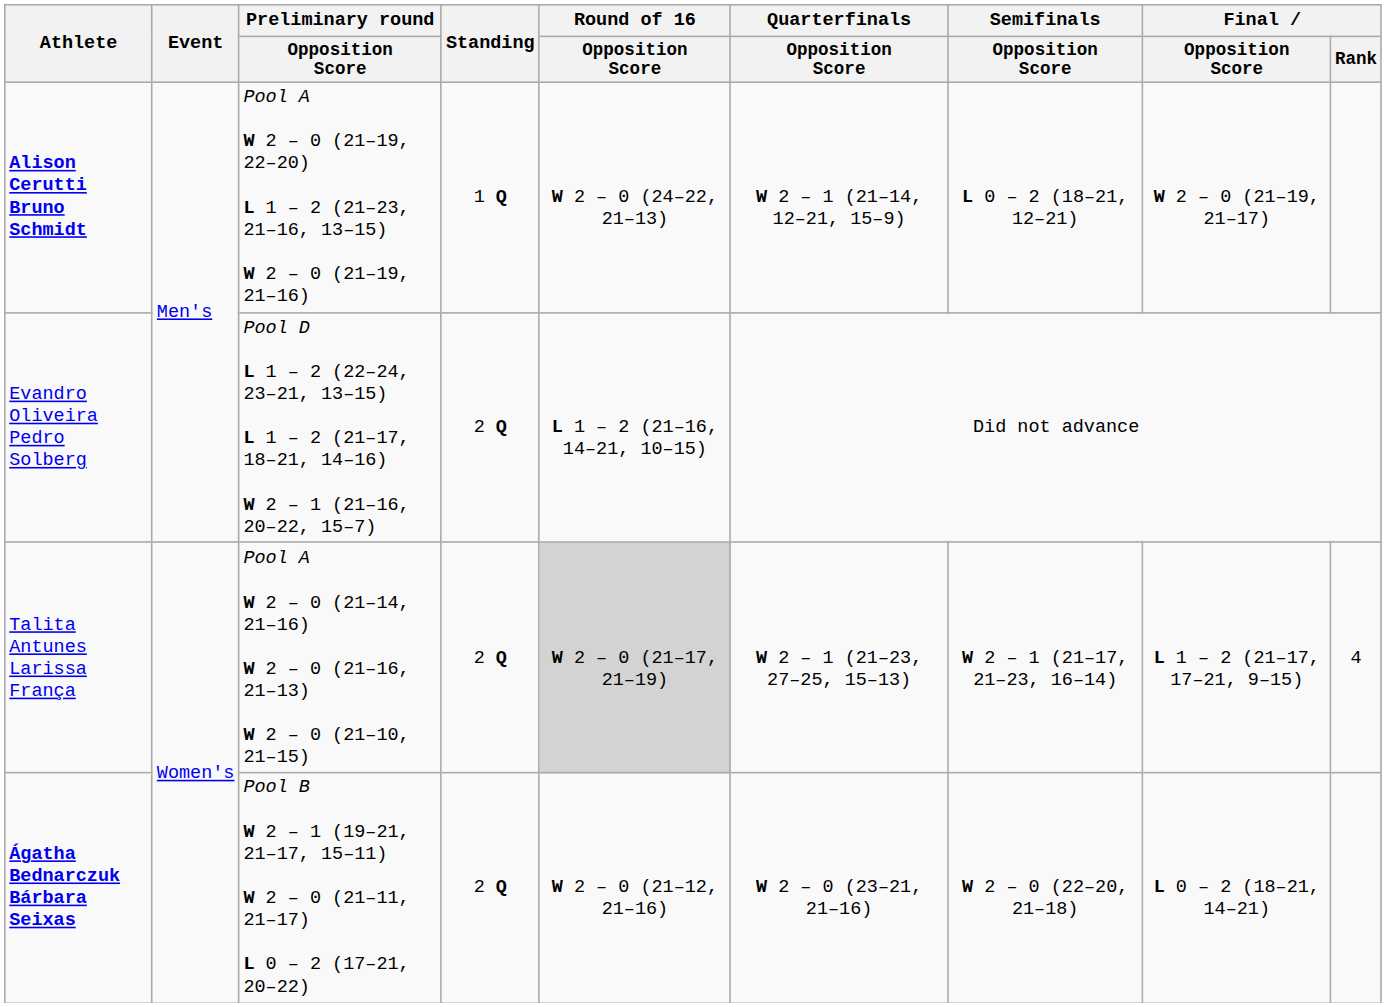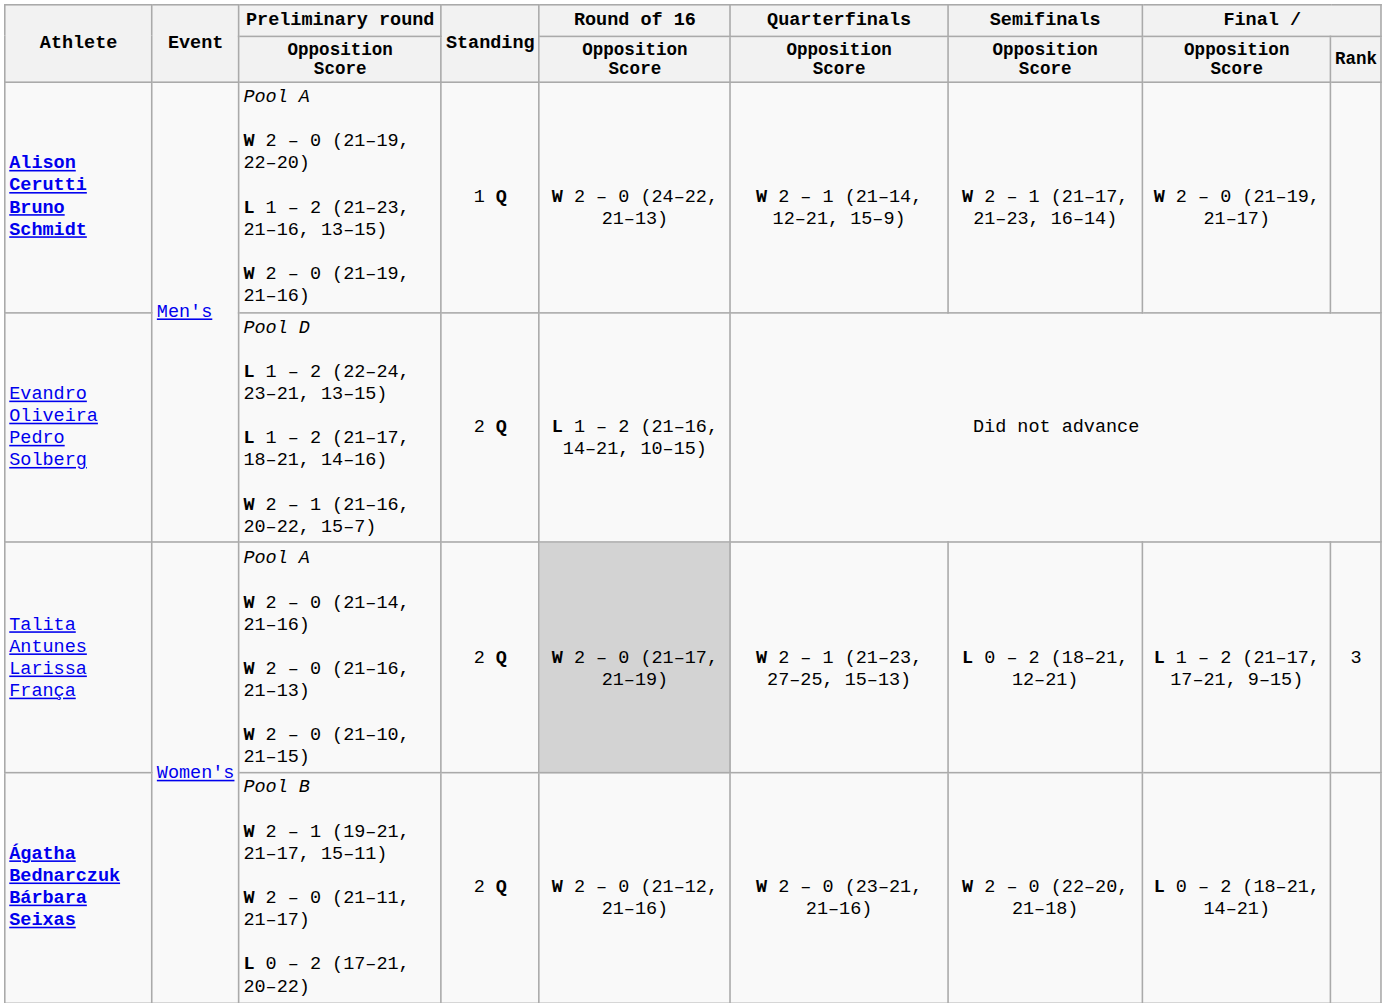(1045, 208) L 0 – 2 (18–21, 12–21) -> (1045, 208) W 2 – 1 (21–17, 21–23, 16–14)
(1045, 668) W 2 – 1 (21–17, 21–23, 16–14) -> (1045, 668) L 0 – 2 (18–21, 12–21)
(1356, 657) 4 -> (1356, 657) 3
